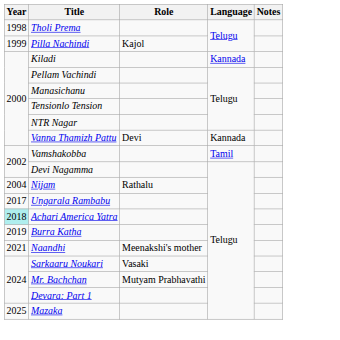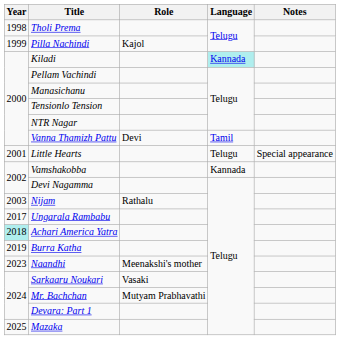(228, 59) no background -> (228, 59) paleturquoise background
(228, 138) Kannada -> (222, 138) Tamil
+ row: (56, 153)
(222, 153) Tamil -> (228, 169) Kannada
(17, 185) 2004 -> (17, 201) 2003
(17, 248) 2021 -> (17, 264) 2023
